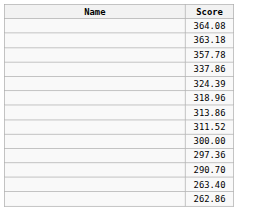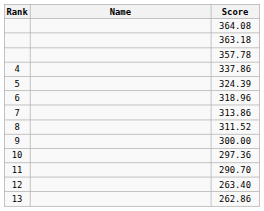+ column: (17, 12)
